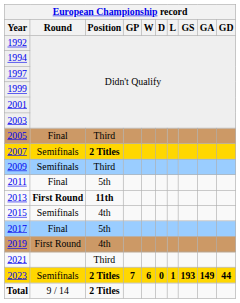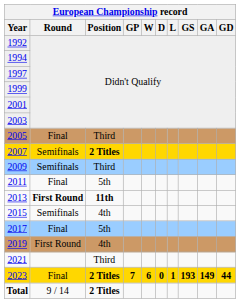(58, 275) Semifinals -> (58, 275) Final
